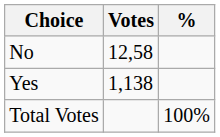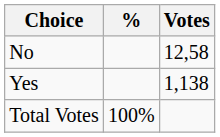columns swapped: (131, 20) <-> (186, 20)
